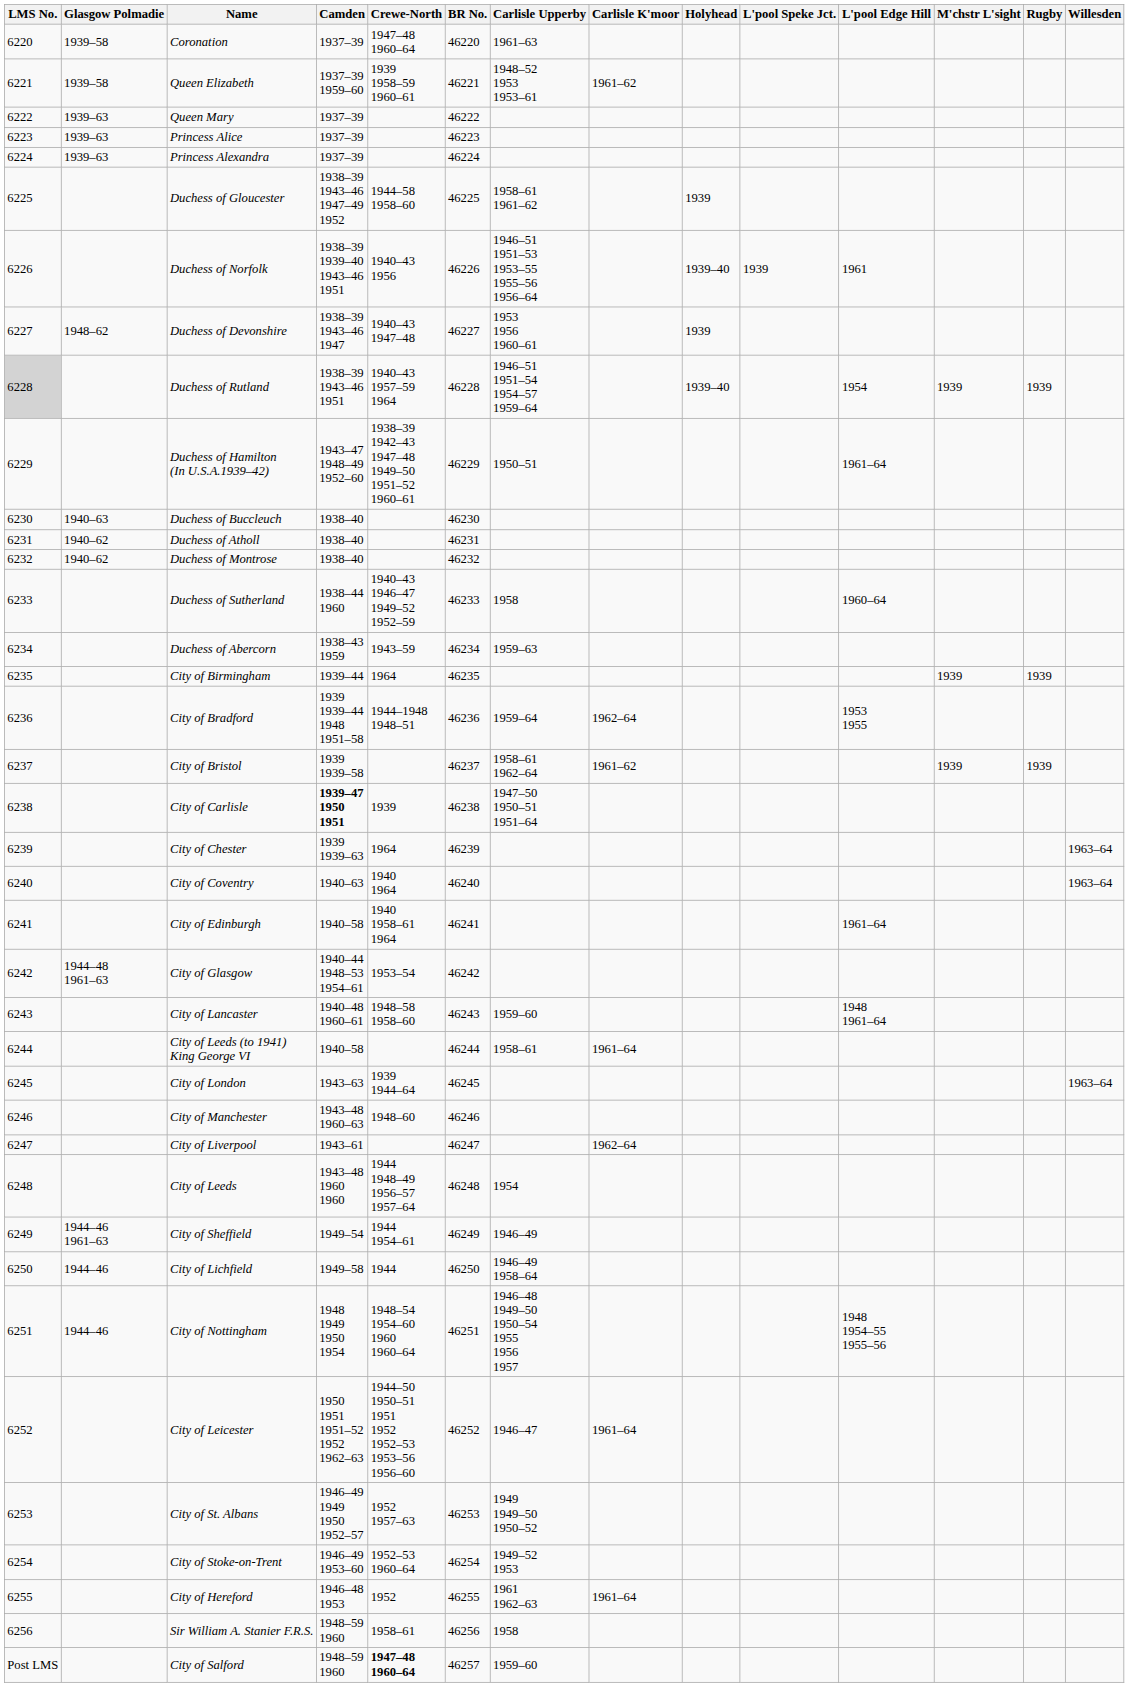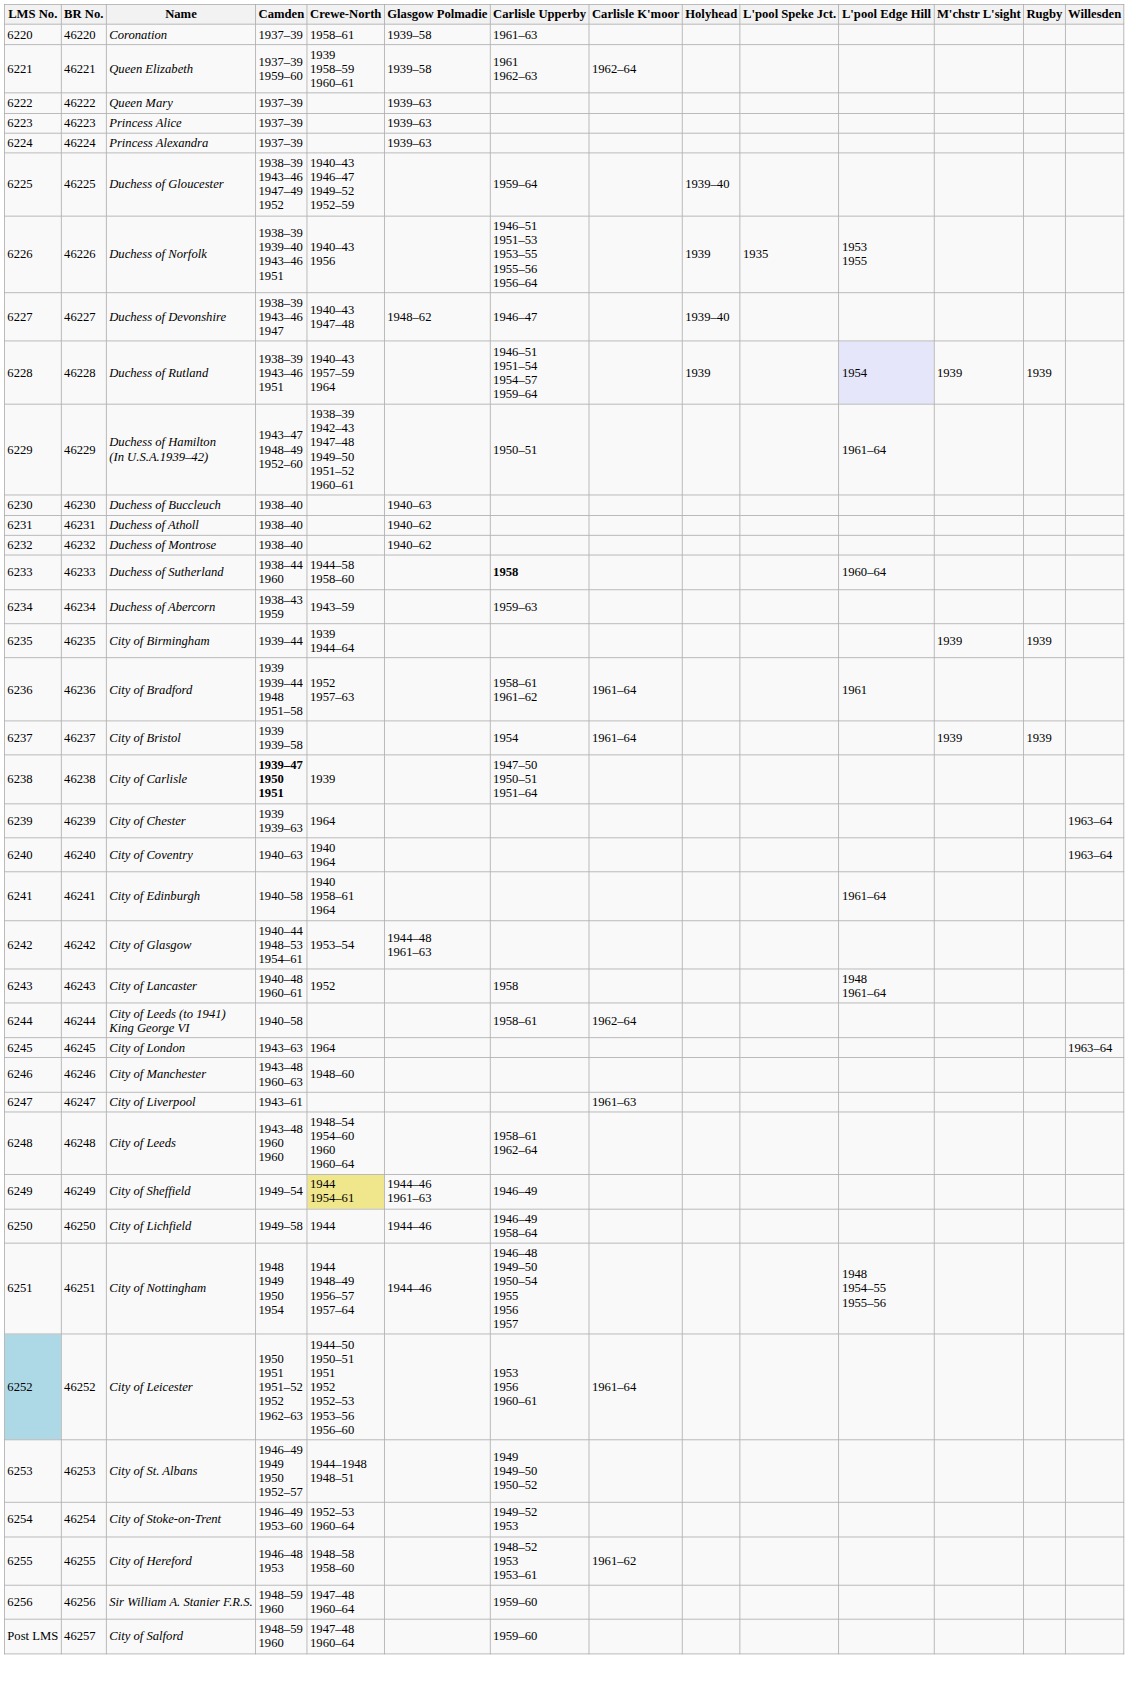columns swapped: (468, 14) <-> (114, 14)
(393, 41) 1947–48 1960–64 -> (332, 34) 1958–61
(515, 83) 1948–52 1953 1953–61 -> (515, 68) 1961 1962–63
(614, 83) 1961–62 -> (614, 68) 1962–64
(393, 198) 1944–58 1958–60 -> (332, 184) 1940–43 1946–47 1949–52 1952–59
(515, 198) 1958–61 1961–62 -> (515, 184) 1959–64
(698, 198) 1939 -> (707, 184) 1939–40
(707, 268) 1939–40 -> (698, 254) 1939
(756, 268) 1939 -> (756, 254) 1935
(855, 268) 1961 -> (855, 254) 1953 1955
(515, 331) 1953 1956 1960–61 -> (515, 317) 1946–47
(698, 331) 1939 -> (707, 317) 1939–40
(20, 386) lightgrey background -> (20, 372) no background
(707, 386) 1939–40 -> (698, 372) 1939
(855, 386) no background -> (855, 372) lavender background
(393, 600) 1940–43 1946–47 1949–52 1952–59 -> (332, 572) 1944–58 1958–60
(506, 600) normal -> (506, 572) bold
(383, 676) 1964 -> (332, 640) 1939 1944–64
(399, 717) 1944–1948 1948–51 -> (332, 689) 1952 1957–63
(515, 717) 1959–64 -> (515, 689) 1958–61 1961–62
(614, 717) 1962–64 -> (614, 689) 1961–64
(855, 717) 1953 1955 -> (855, 689) 1961
(515, 766) 1958–61 1962–64 -> (506, 737) 1954
(614, 766) 1961–62 -> (614, 737) 1961–64
(393, 1014) 1948–58 1958–60 -> (323, 986) 1952
(515, 1014) 1959–60 -> (506, 986) 1958
(614, 1048) 1961–64 -> (614, 1020) 1962–64
(393, 1083) 1939 1944–64 -> (323, 1047) 1964
(614, 1144) 1962–64 -> (614, 1101) 1961–63
(393, 1185) 1944 1948–49 1956–57 1957–64 -> (332, 1143) 1948–54 1954–60 1960 1960–64
(506, 1185) 1954 -> (515, 1143) 1958–61 1962–64
(393, 1234) no background -> (332, 1191) khaki background
(393, 1331) 1948–54 1954–60 1960 1960–64 -> (332, 1288) 1944 1948–49 1956–57 1957–64
(20, 1429) no background -> (20, 1387) lightblue background
(515, 1429) 1946–47 -> (515, 1387) 1953 1956 1960–61
(393, 1513) 1952 1957–63 -> (338, 1471) 1944–1948 1948–51
(383, 1596) 1952 -> (332, 1560) 1948–58 1958–60
(515, 1596) 1961 1962–63 -> (515, 1560) 1948–52 1953 1953–61
(614, 1596) 1961–64 -> (614, 1560) 1961–62
(393, 1630) 1958–61 -> (332, 1602) 1947–48 1960–64
(506, 1630) 1958 -> (515, 1602) 1959–60
(393, 1665) bold -> (332, 1636) normal
